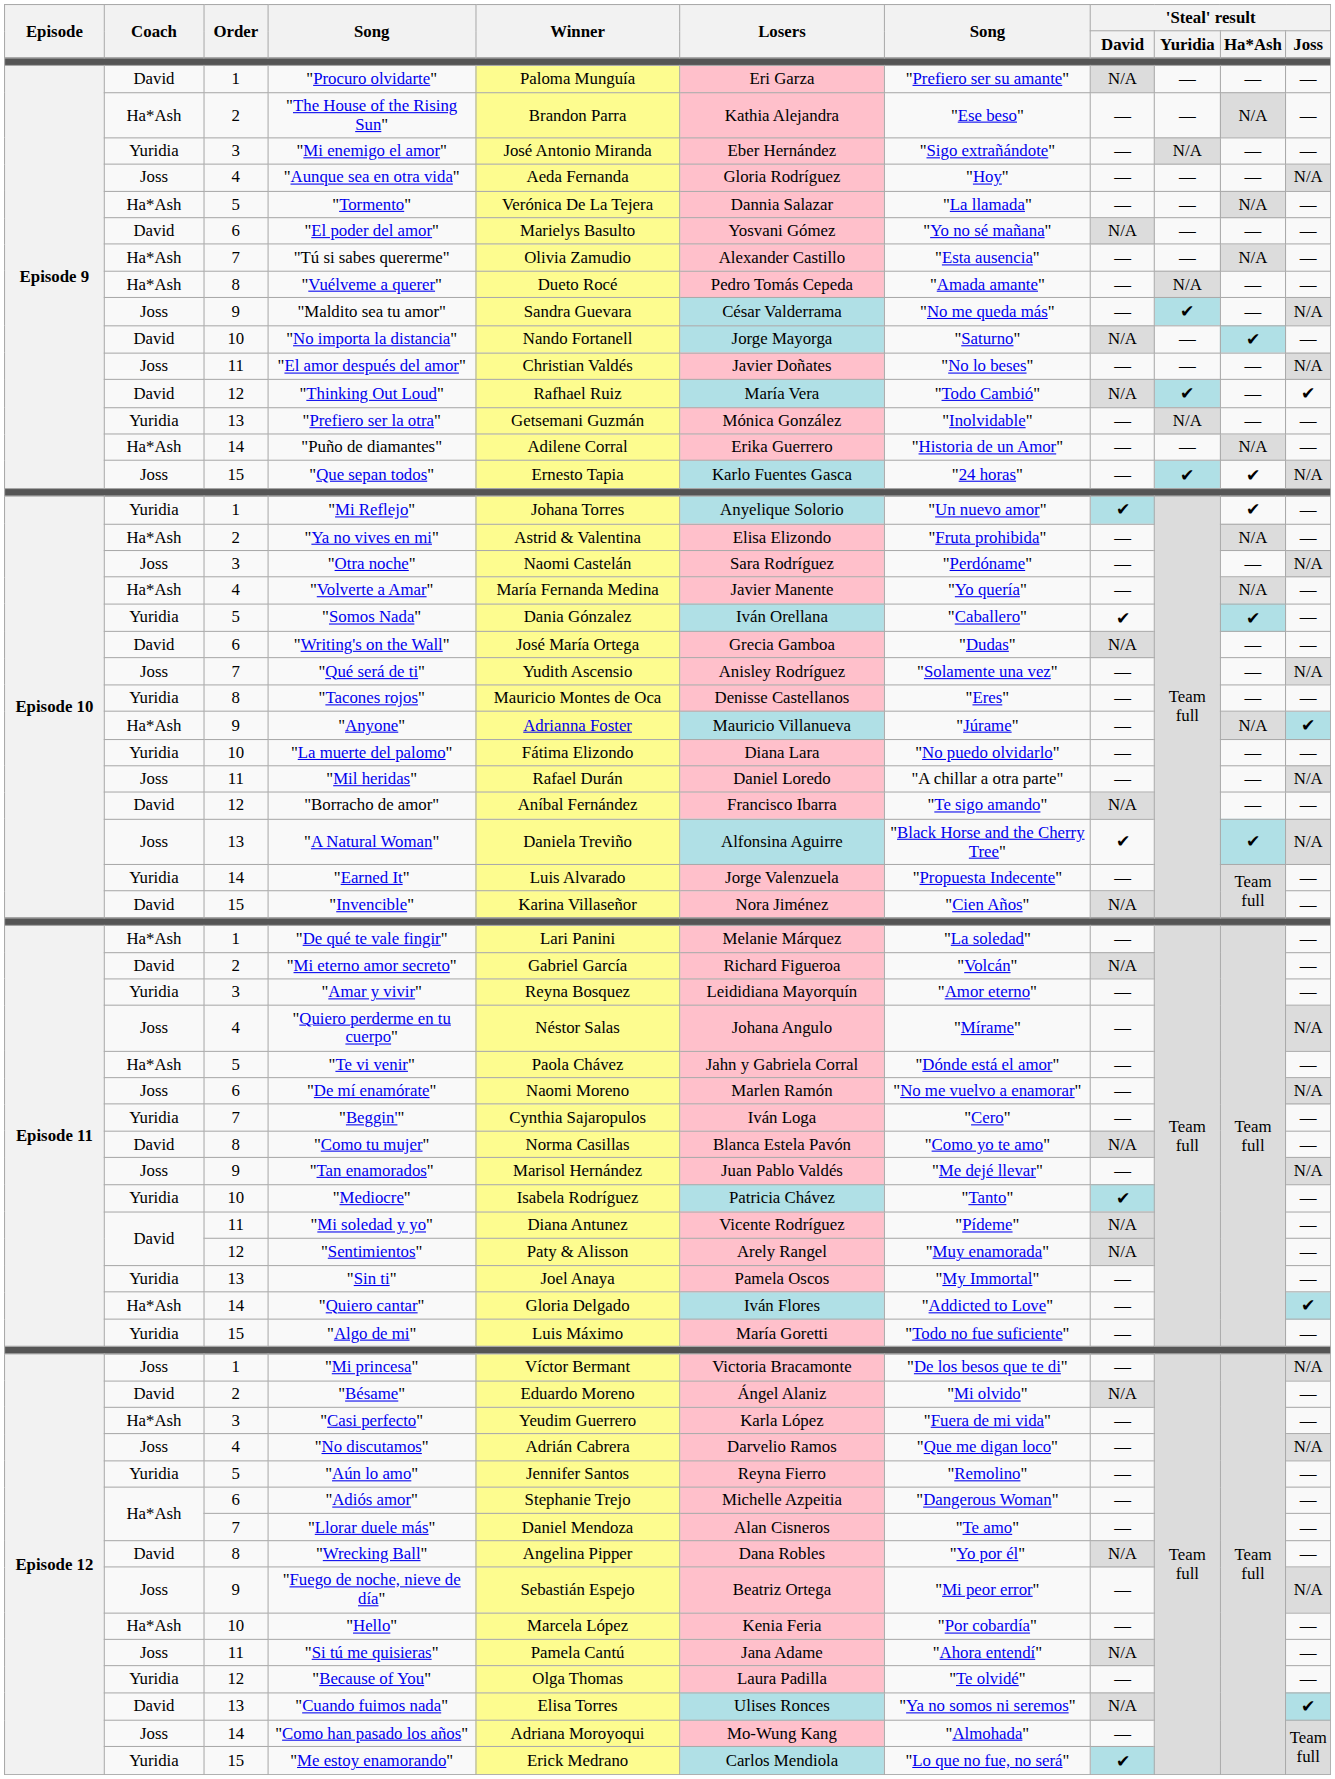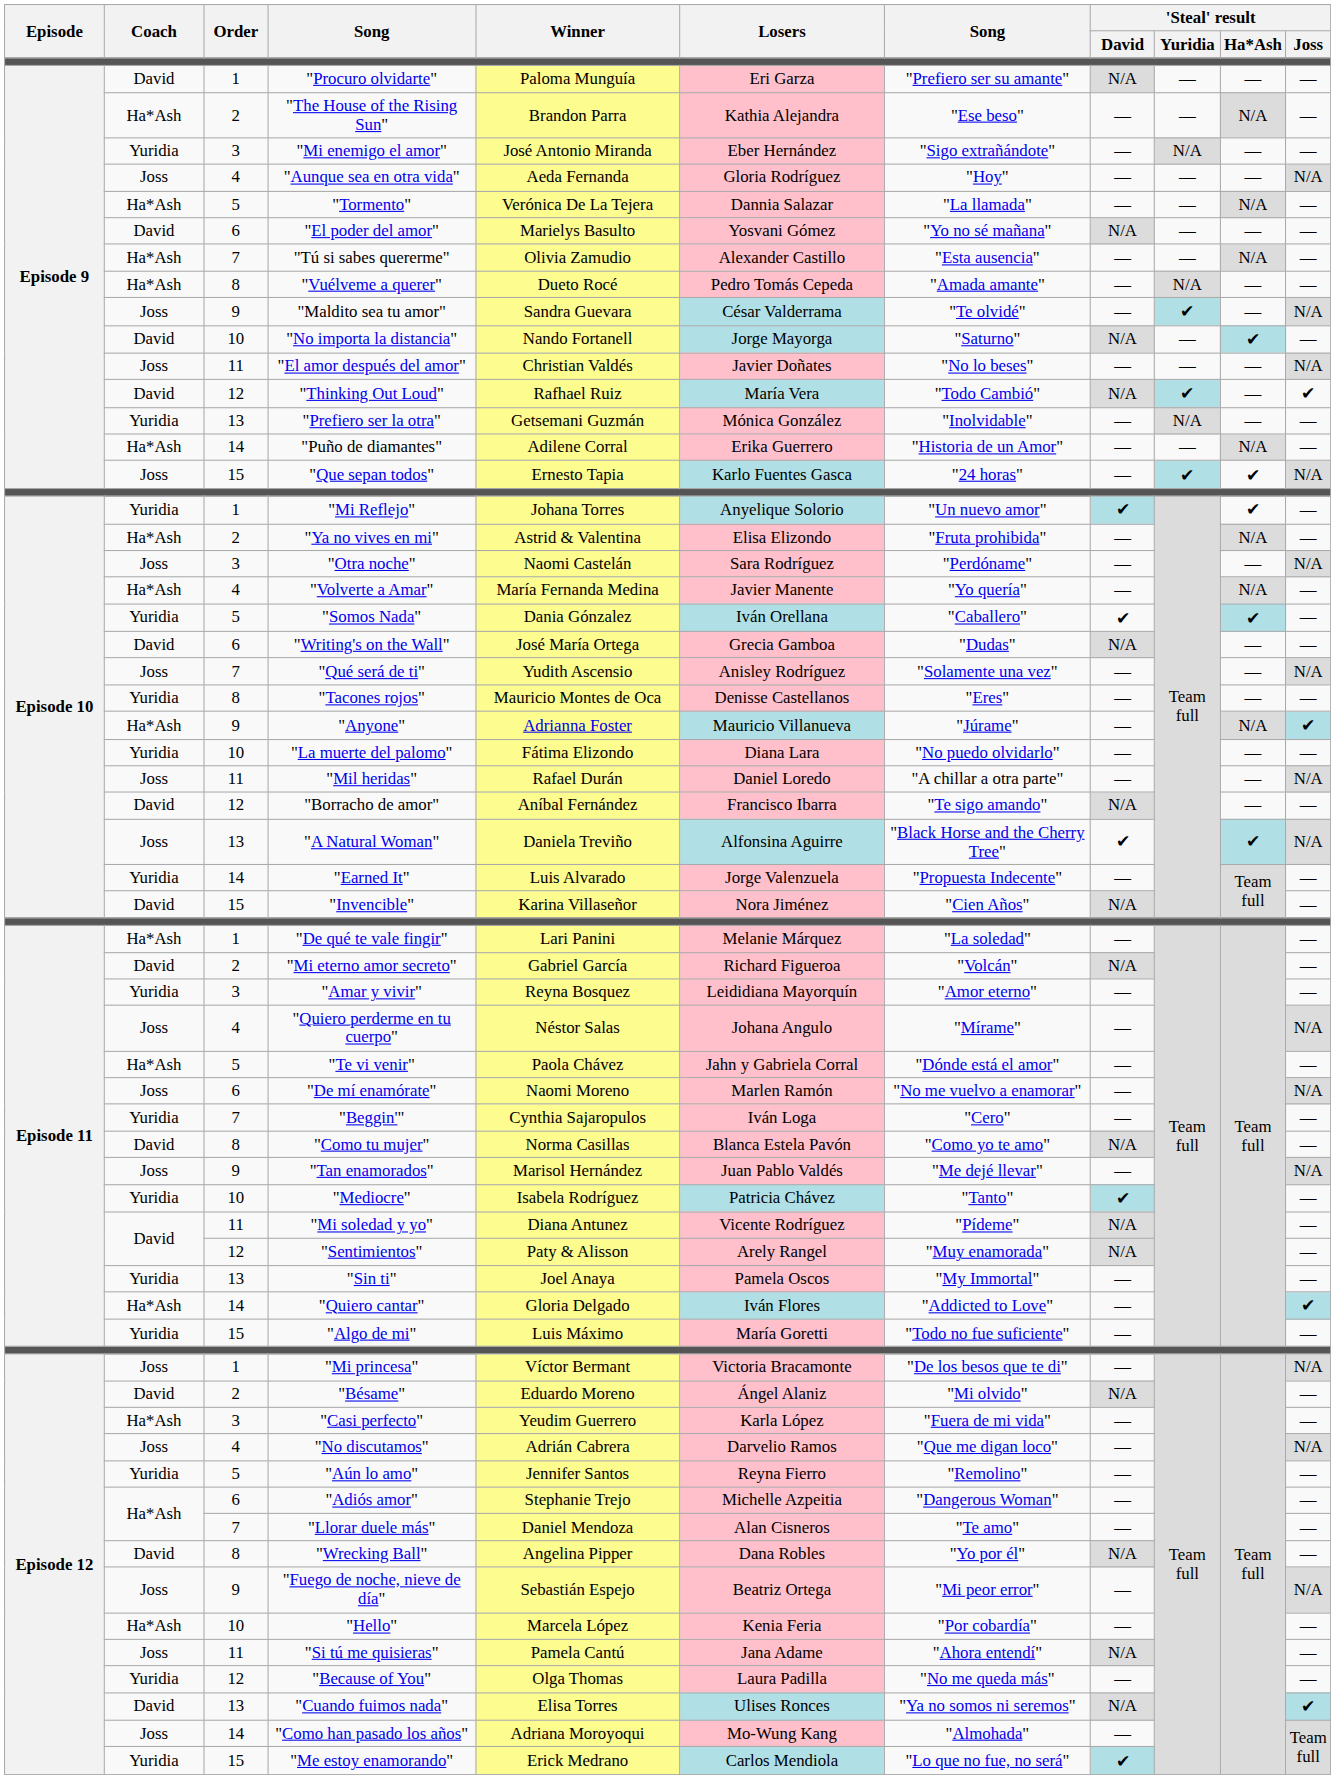(987, 311) "No me queda más" -> (987, 311) "Te olvidé"
(987, 1679) "Te olvidé" -> (987, 1679) "No me queda más"
